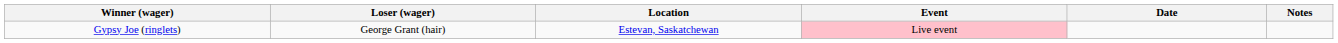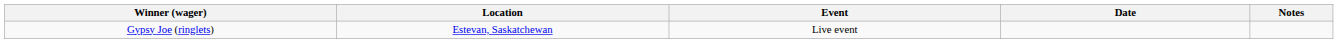- column: (403, 13)
(934, 30) pink background -> (835, 30) no background
